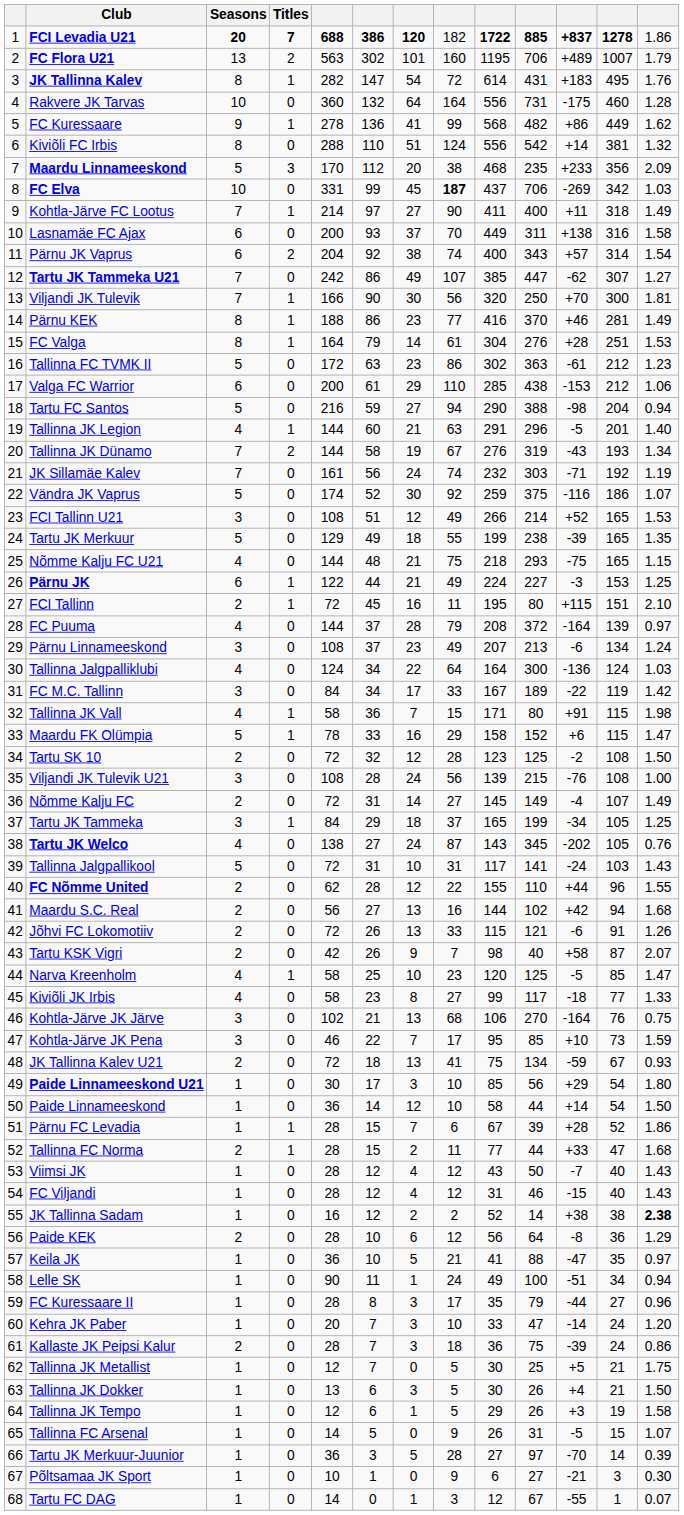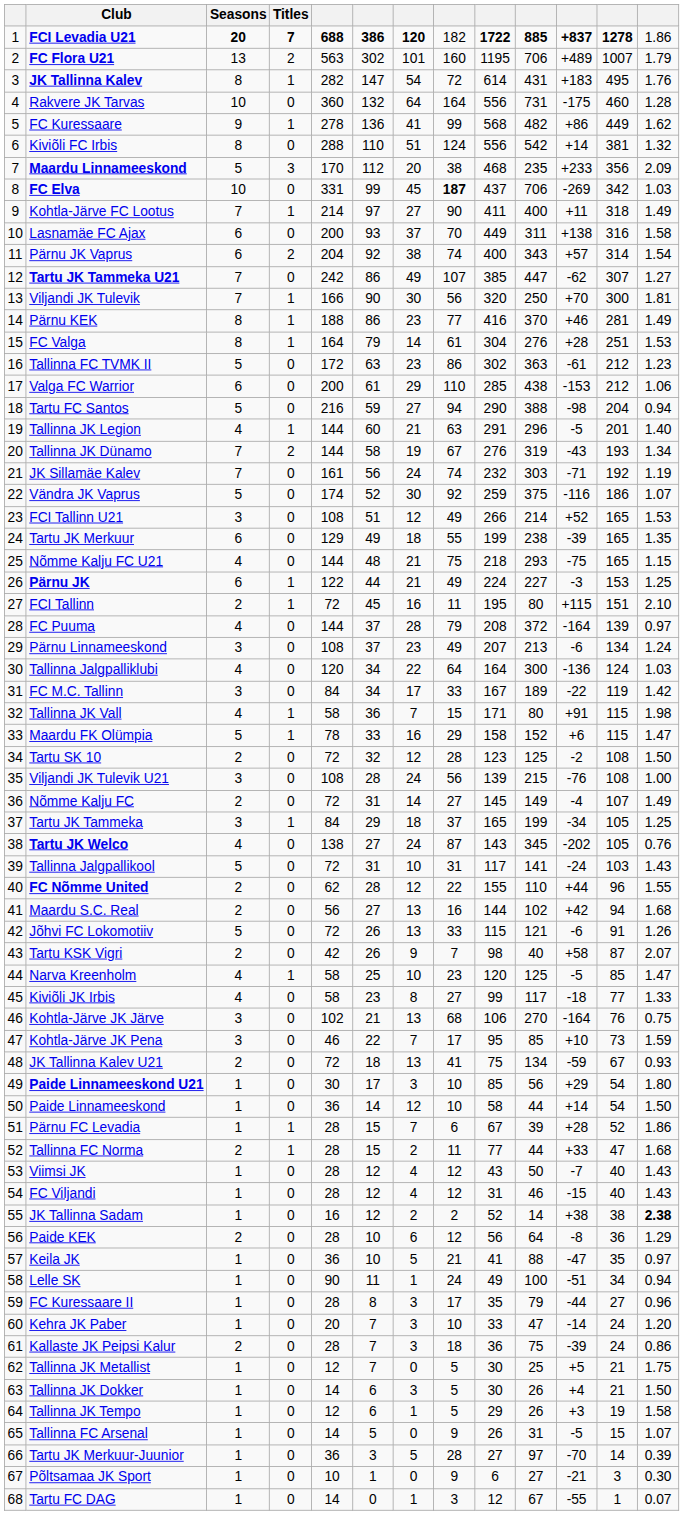(238, 539) 5 -> (238, 539) 6
(332, 670) 124 -> (332, 670) 120
(238, 931) 2 -> (238, 931) 5
(332, 1390) 13 -> (332, 1390) 14
